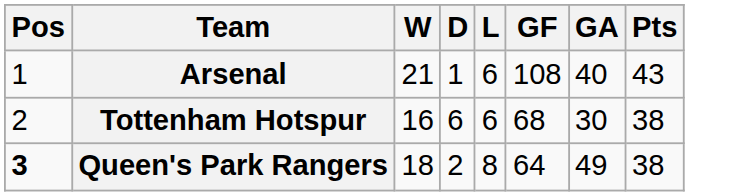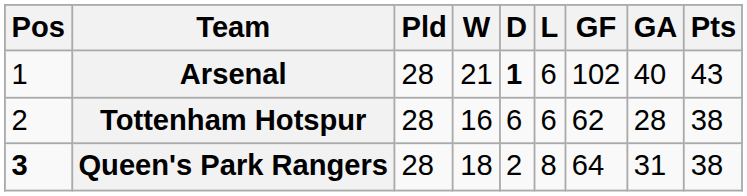+ column: (424, 27)
(455, 73) normal -> (514, 73) bold
(537, 73) 108 -> (596, 73) 102
(529, 119) 68 -> (588, 119) 62
(591, 119) 30 -> (650, 119) 28
(591, 166) 49 -> (650, 166) 31
